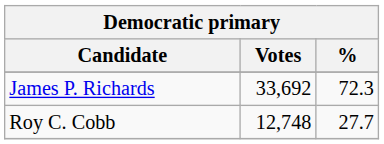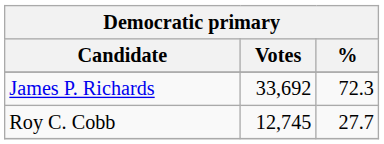(284, 122) 12,748 -> (284, 122) 12,745
